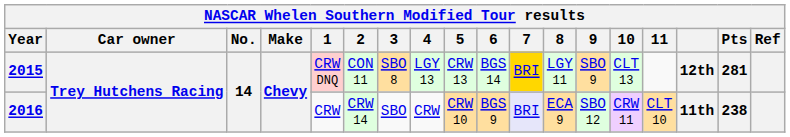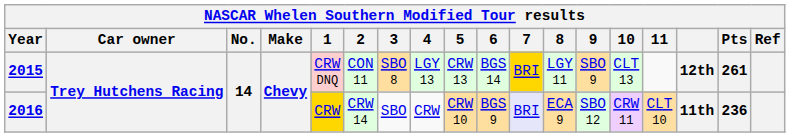(734, 71) 281 -> (734, 71) 261
(327, 111) no background -> (327, 111) gold background
(734, 111) 238 -> (734, 111) 236
